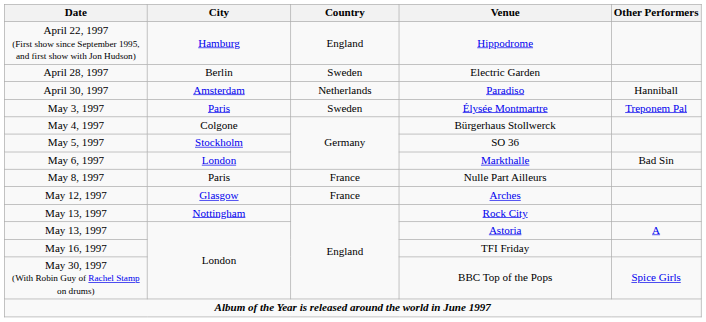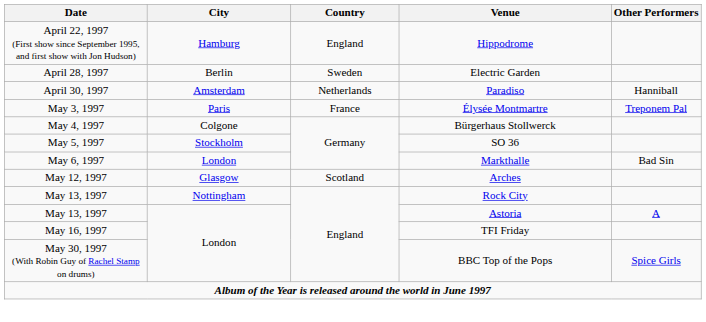(345, 108) Sweden -> (345, 108) France
- row: (505, 178)
(345, 195) France -> (345, 178) Scotland
